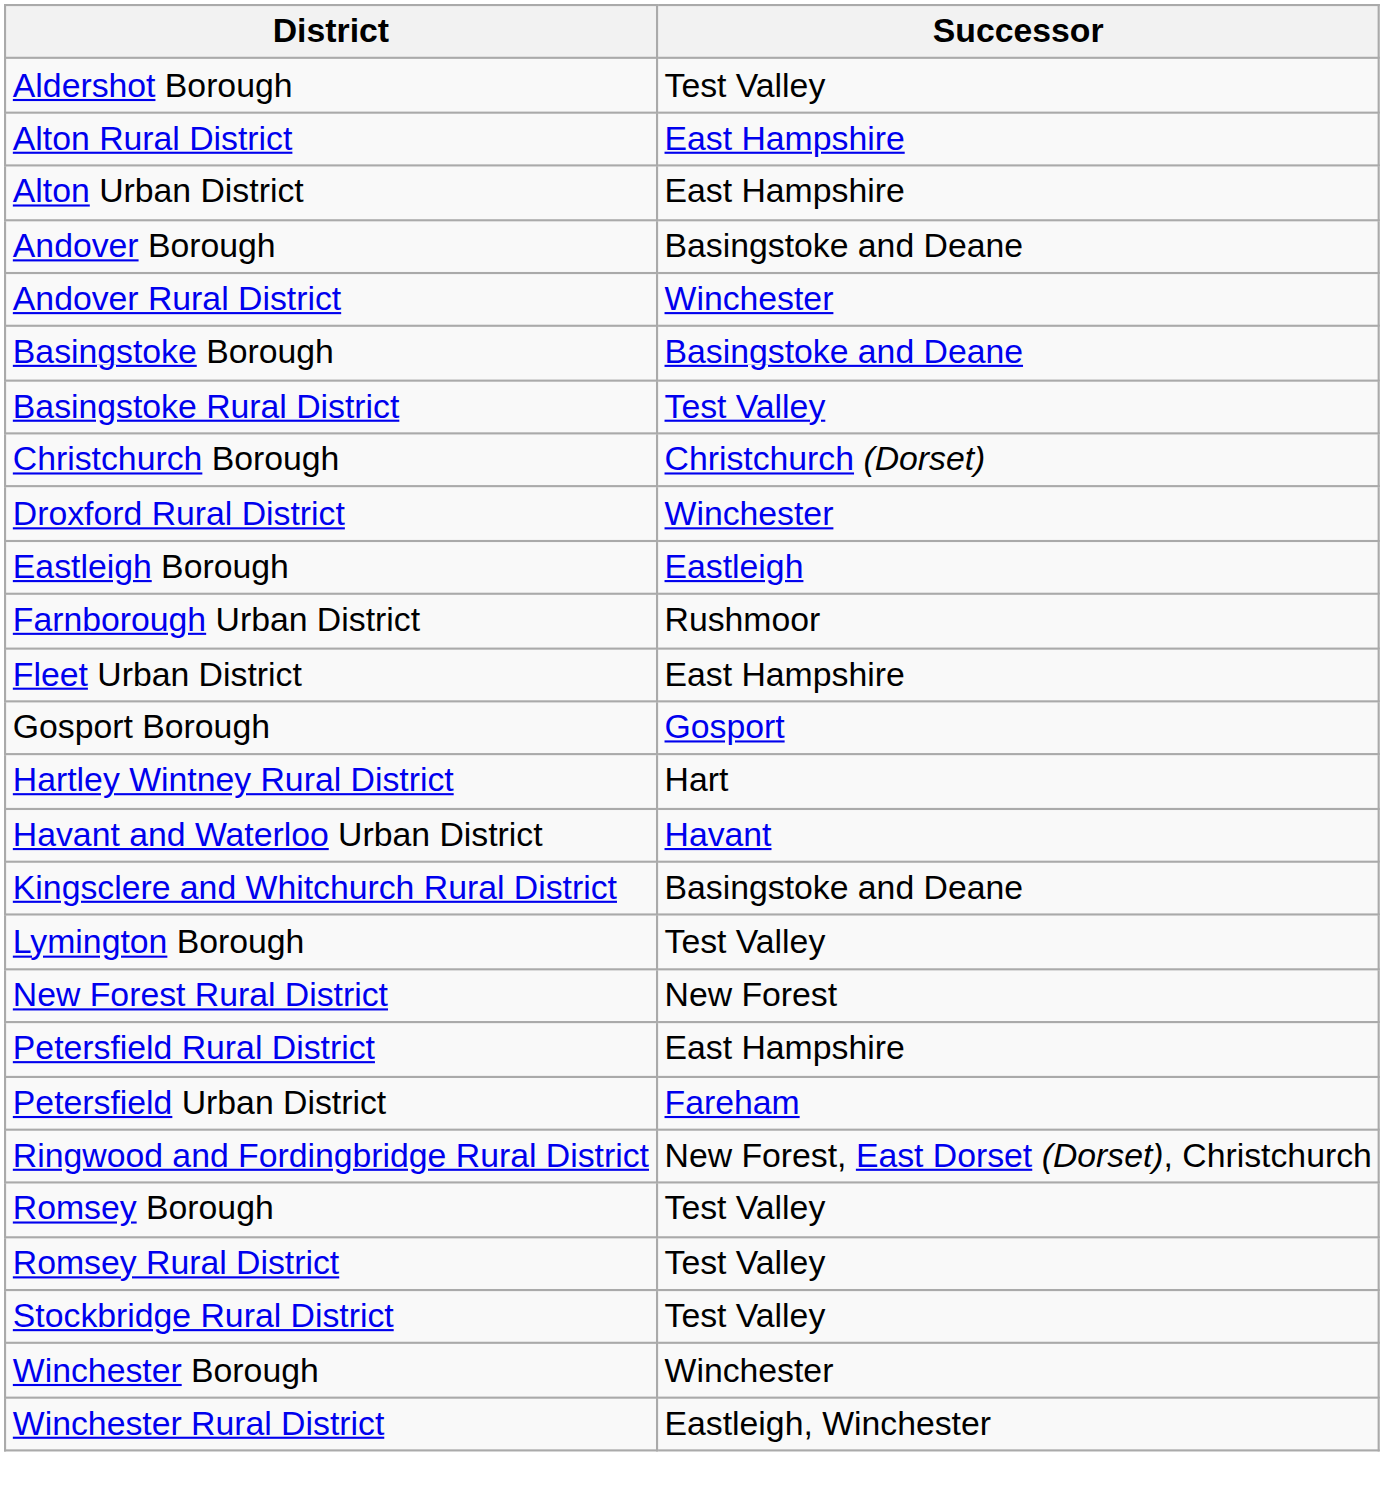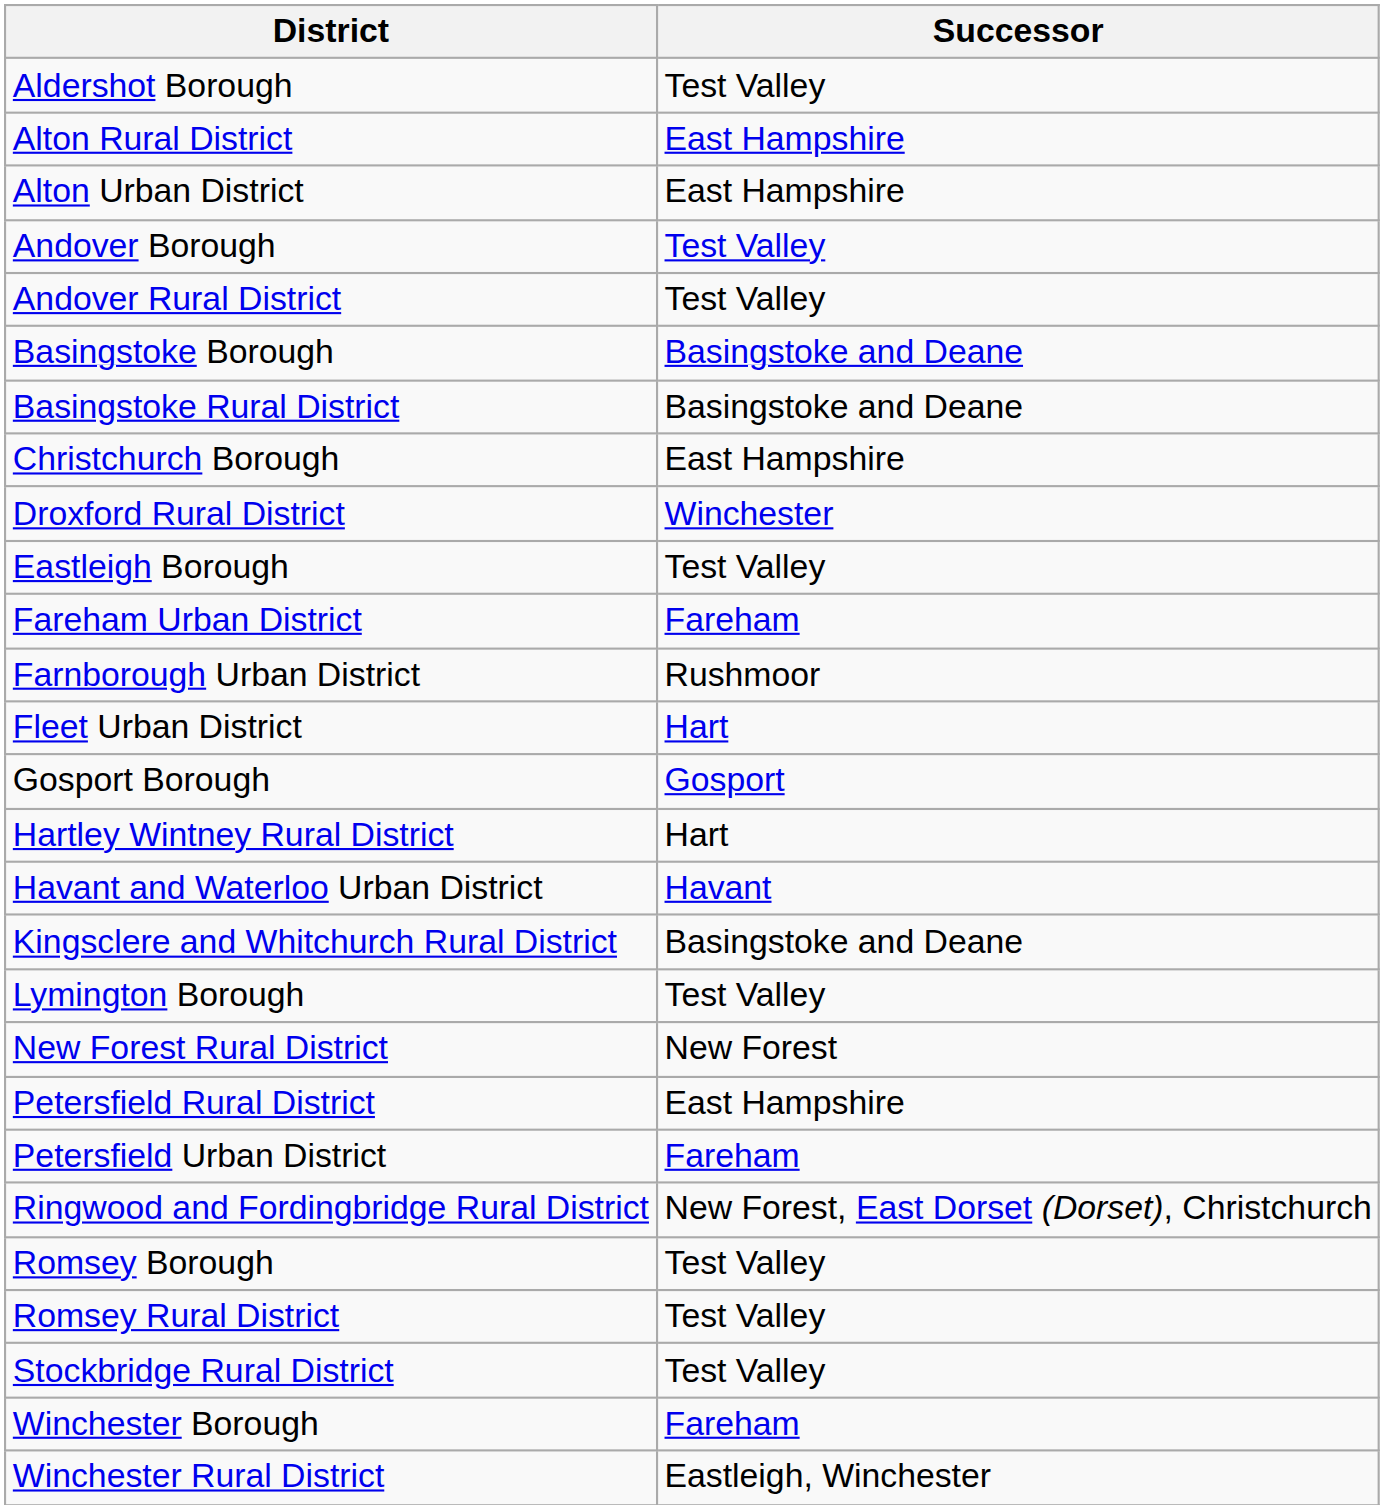(844, 245) Basingstoke and Deane -> (745, 245) Test Valley
(749, 298) Winchester -> (745, 298) Test Valley
(745, 406) Test Valley -> (844, 406) Basingstoke and Deane
(825, 459) Christchurch (Dorset) -> (785, 459) East Hampshire
(734, 566) Eastleigh -> (745, 566) Test Valley
+ row: (187, 620)
(785, 673) East Hampshire -> (696, 727) Hart
(749, 1369) Winchester -> (732, 1423) Fareham
